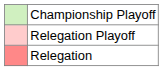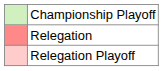rows swapped: (83, 35) <-> (61, 55)
